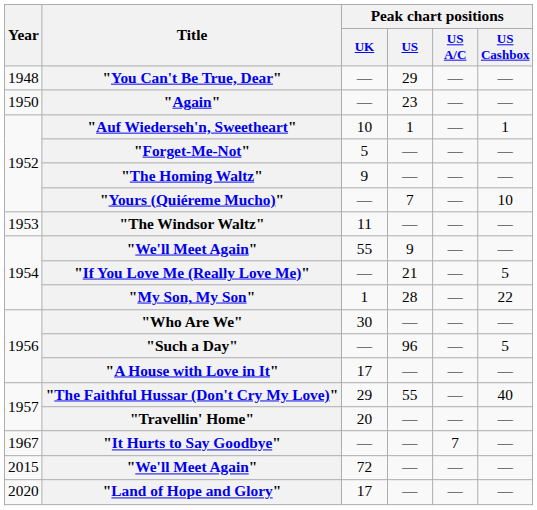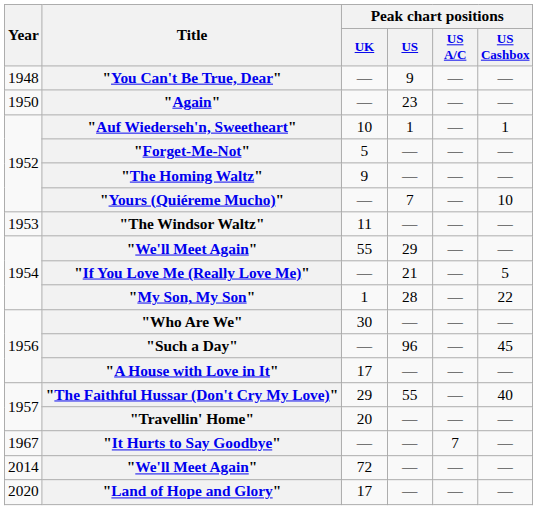(410, 77) 29 -> (410, 77) 9
(410, 248) 9 -> (410, 248) 29
(505, 345) 5 -> (505, 345) 45
(23, 467) 2015 -> (23, 467) 2014
